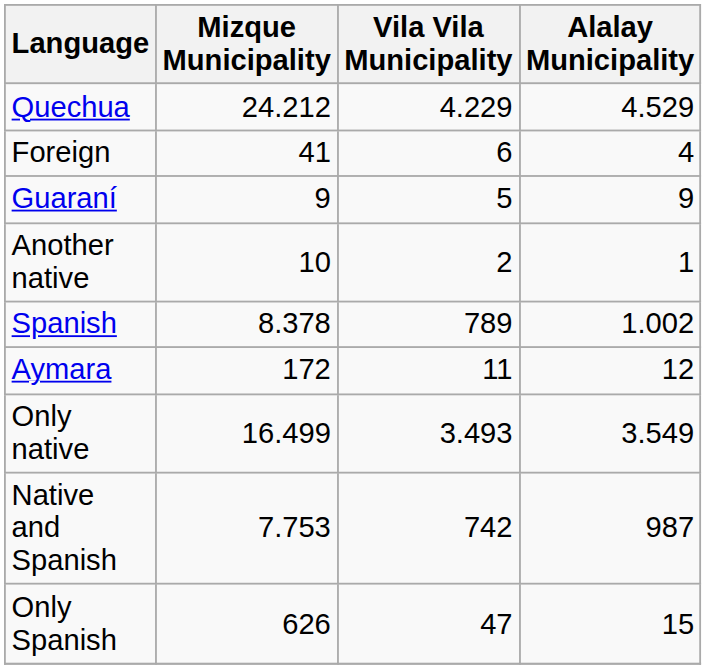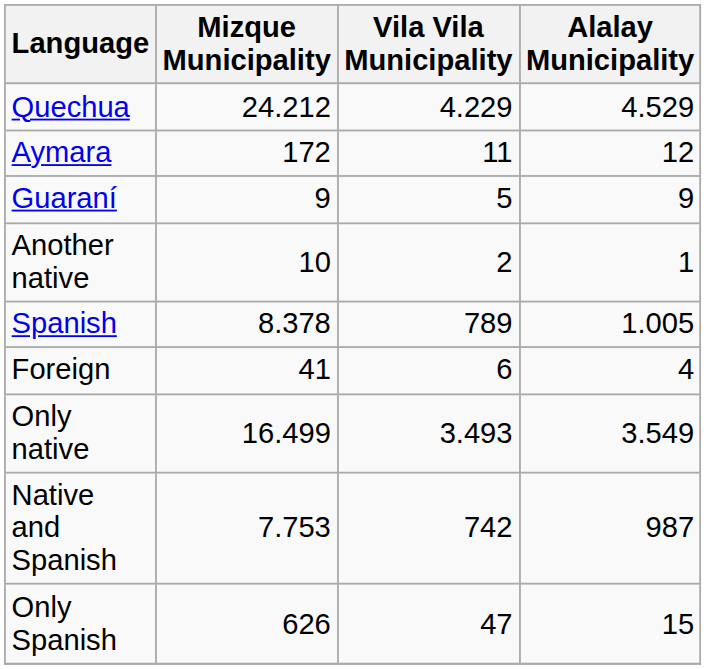rows swapped: (62, 370) <-> (61, 152)
(658, 324) 1.002 -> (658, 324) 1.005
